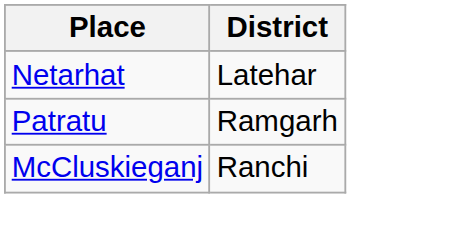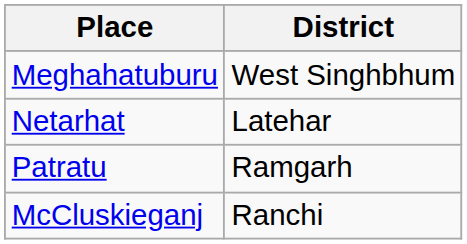+ row: (115, 74)
